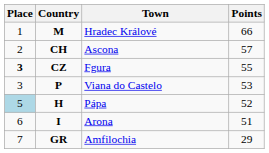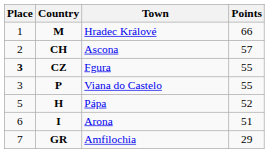(247, 85) 53 -> (247, 85) 55
(20, 103) lightblue background -> (20, 103) no background
